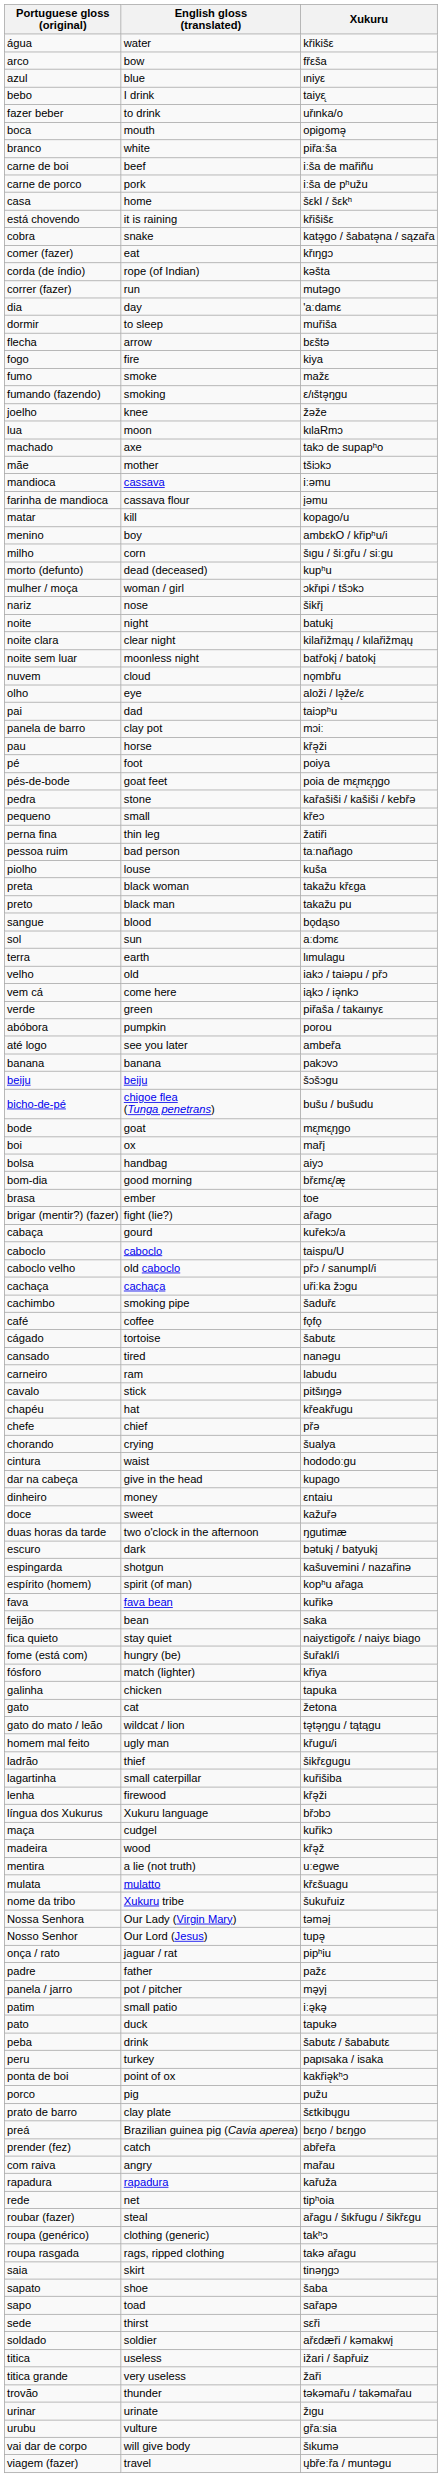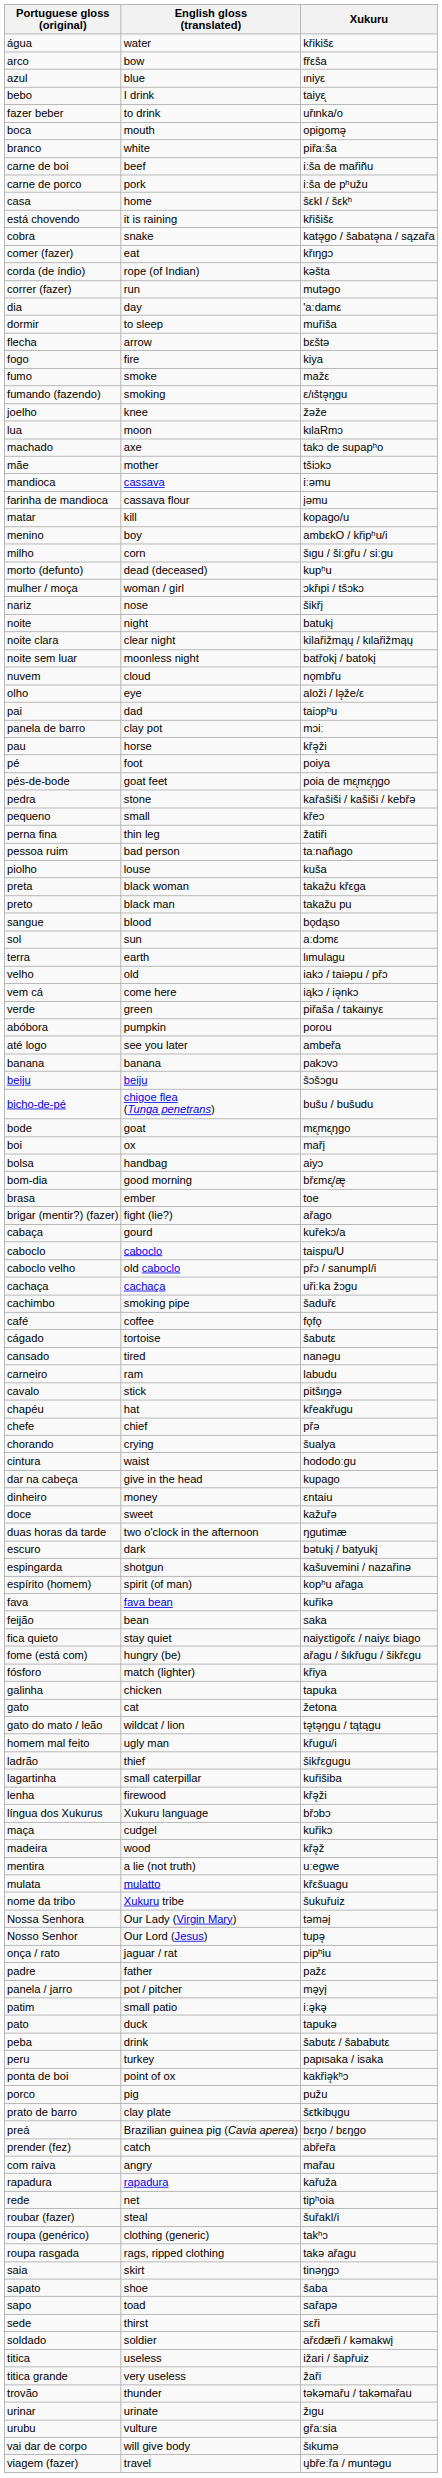(321, 1655) šuřakI/i -> (362, 1655) ařagu / šιkřugu / šikřεgu
(362, 2217) ařagu / šιkřugu / šikřεgu -> (321, 2217) šuřakI/i
